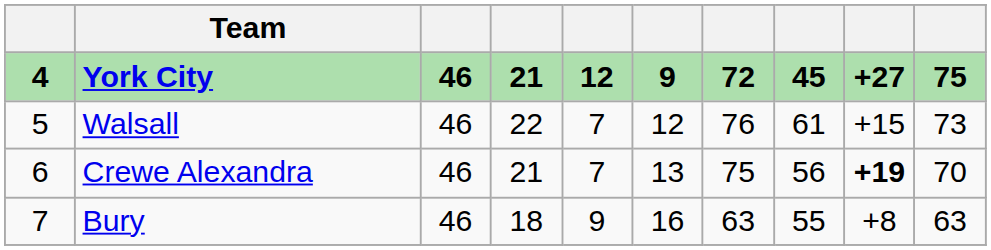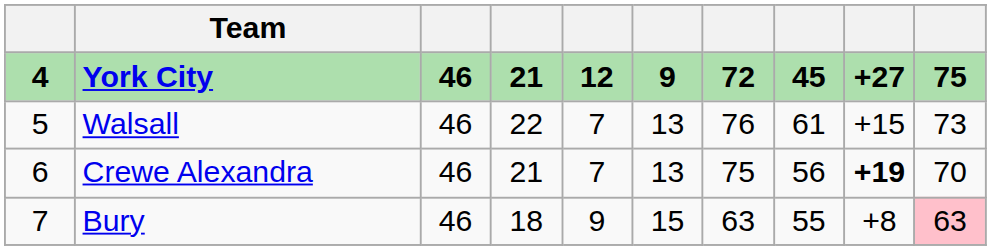(667, 124) 12 -> (667, 124) 13
(667, 220) 16 -> (667, 220) 15
(950, 220) no background -> (950, 220) pink background
